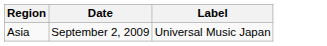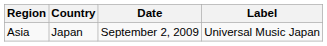+ column: (73, 13)
